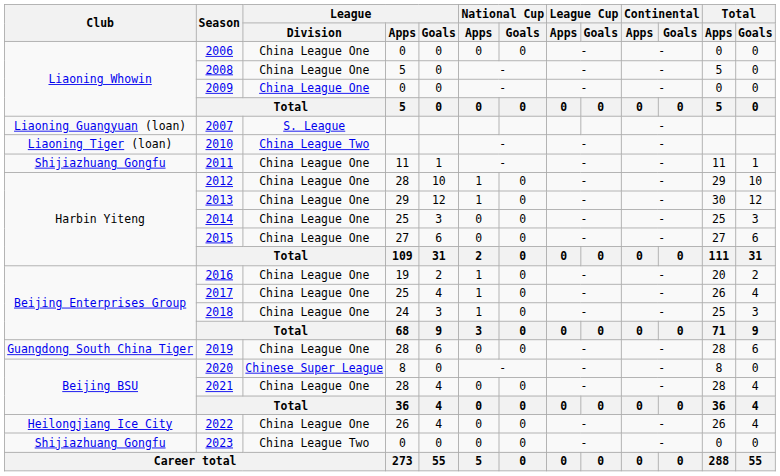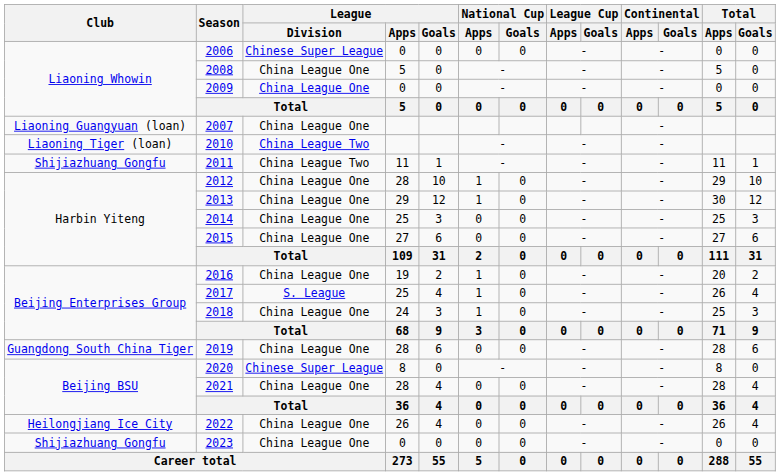(314, 51) China League One -> (314, 51) Chinese Super League
(314, 126) S. League -> (314, 126) China League One
(314, 163) China League One -> (314, 163) China League Two
(314, 293) China League One -> (314, 293) S. League
(314, 443) China League Two -> (314, 443) China League One
